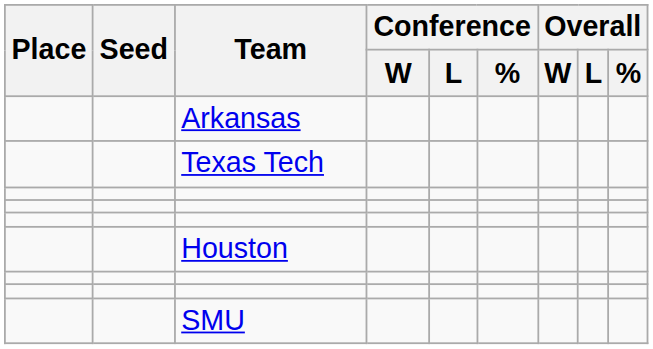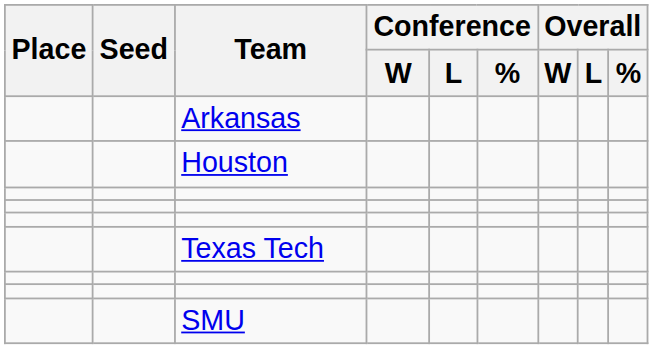rows swapped: (49, 249) <-> (49, 164)
